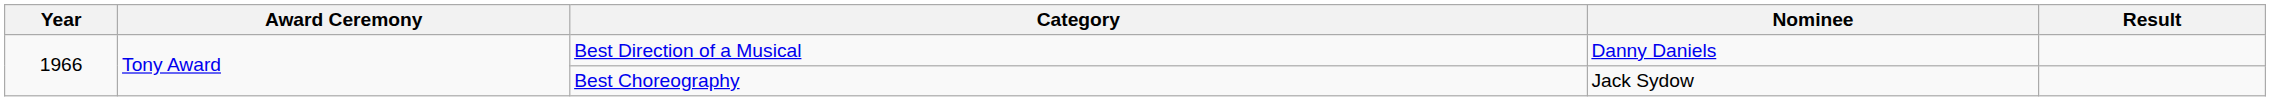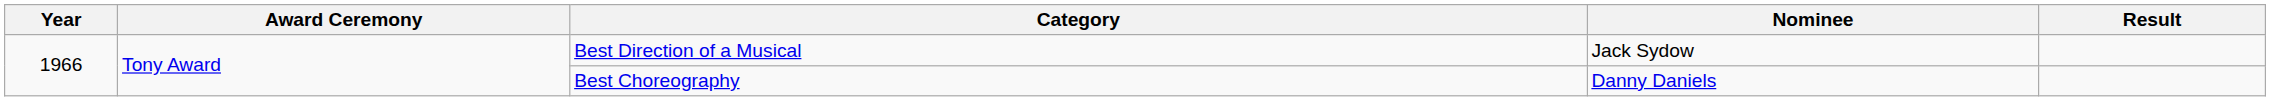(1654, 50) Danny Daniels -> (1643, 50) Jack Sydow
(1643, 80) Jack Sydow -> (1654, 80) Danny Daniels
